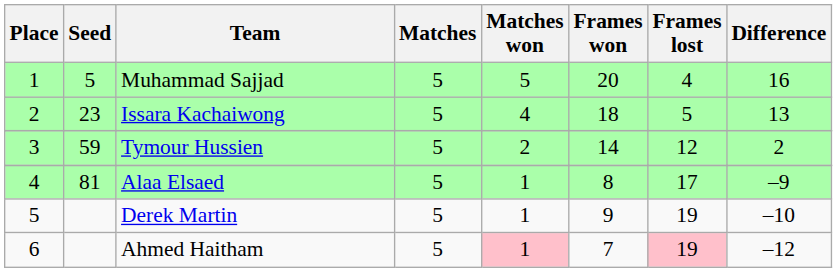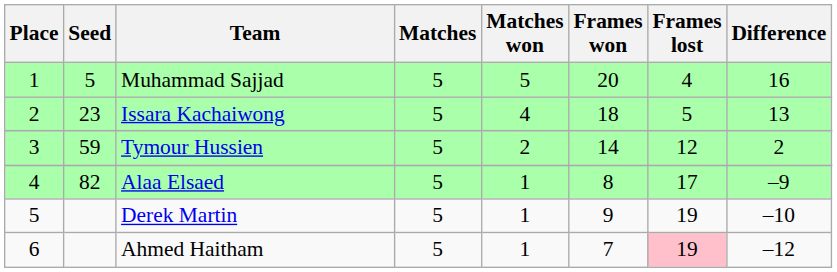(90, 181) 81 -> (90, 181) 82
(525, 249) pink background -> (525, 249) no background
